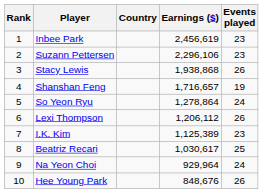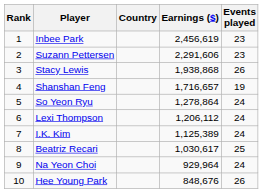(197, 54) 2,296,106 -> (197, 54) 2,291,606
(240, 117) 26 -> (240, 117) 24
(240, 133) 23 -> (240, 133) 24
